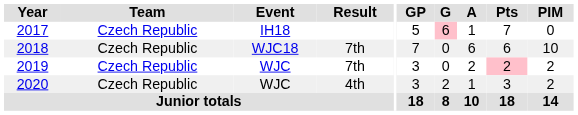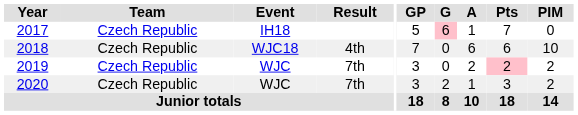(355, 48) 7th -> (355, 48) 4th
(355, 84) 4th -> (355, 84) 7th
